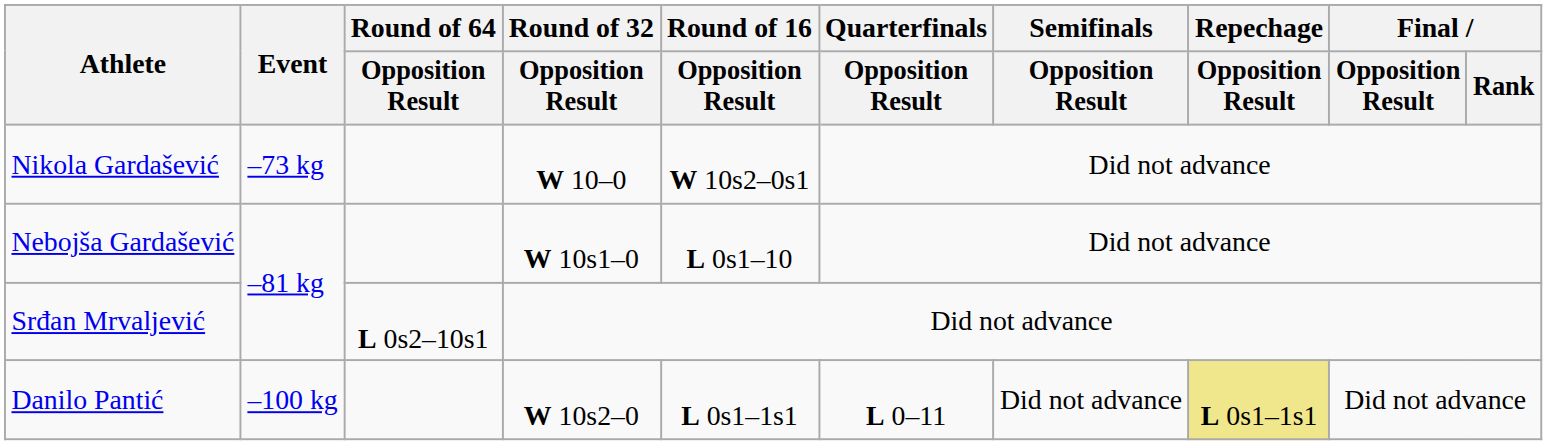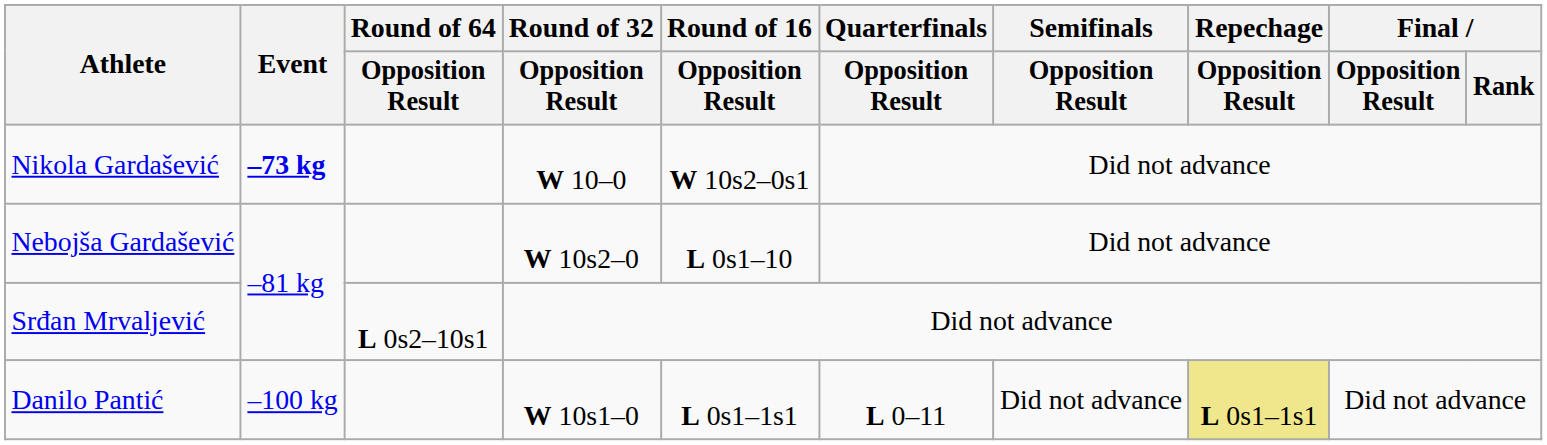(286, 164) normal -> (286, 164) bold
(581, 259) W 10s1–0 -> (581, 259) W 10s2–0
(581, 416) W 10s2–0 -> (581, 416) W 10s1–0
